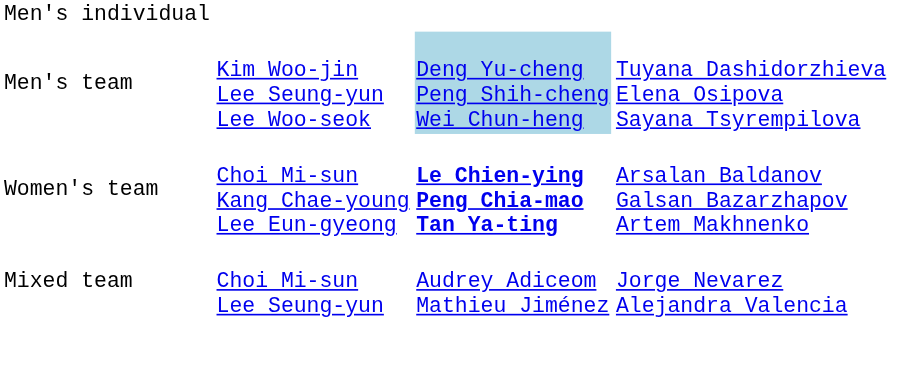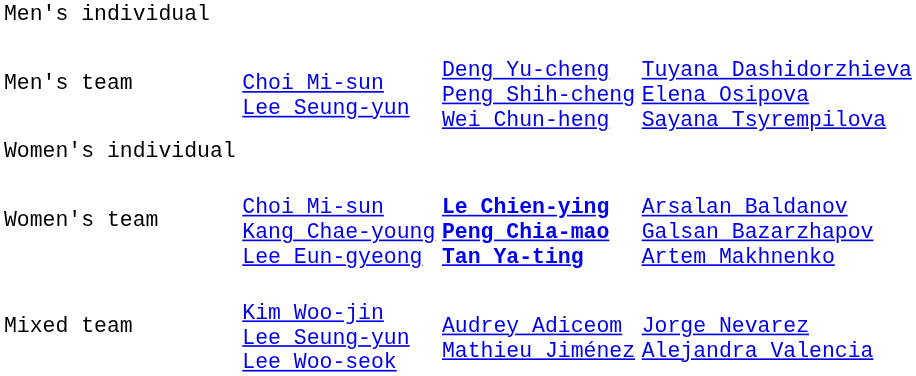(300, 95) Kim Woo-jin Lee Seung-yun Lee Woo-seok -> (326, 95) Choi Mi-sun Lee Seung-yun
(513, 95) lightblue background -> (539, 95) no background
+ row: (120, 151)
(300, 294) Choi Mi-sun Lee Seung-yun -> (326, 338) Kim Woo-jin Lee Seung-yun Lee Woo-seok
